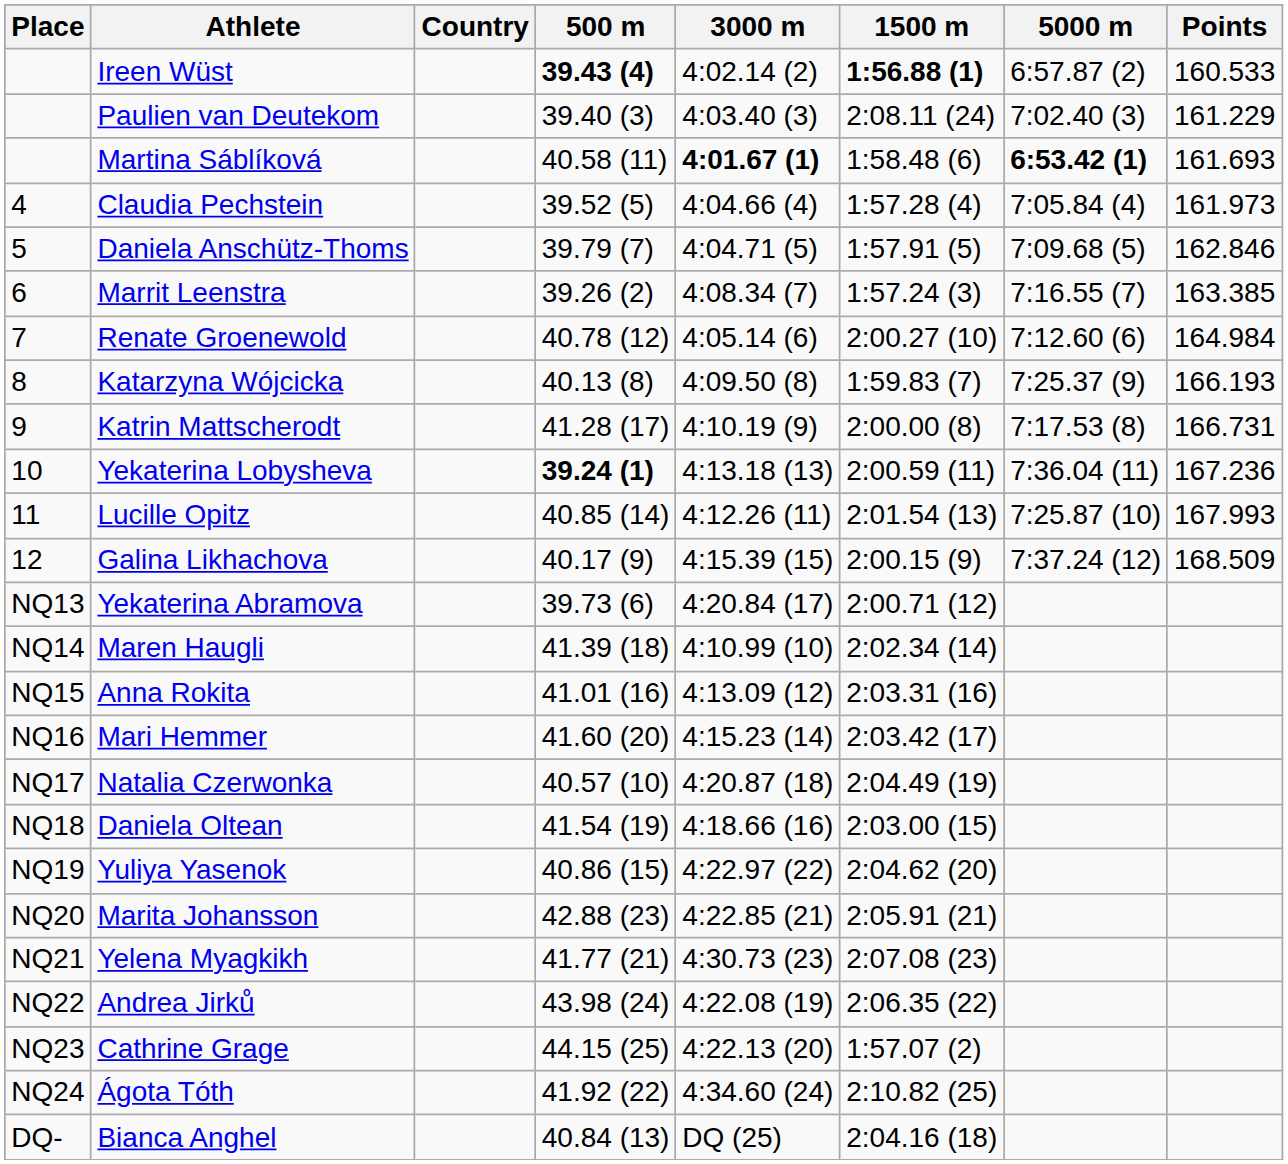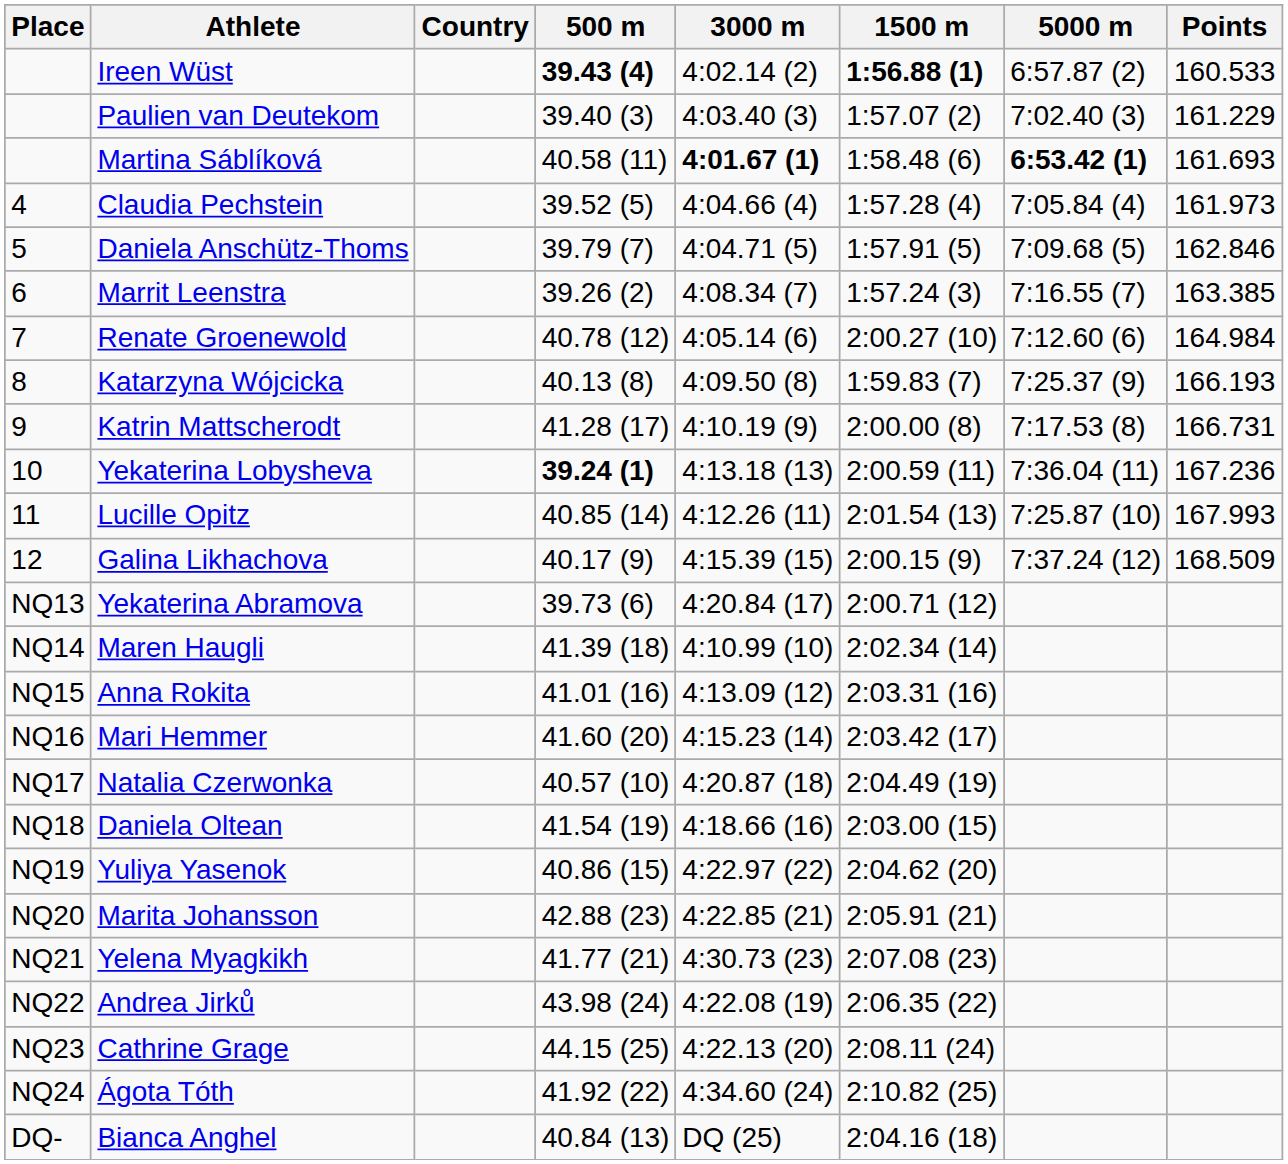(921, 115) 2:08.11 (24) -> (914, 115) 1:57.07 (2)
(914, 1048) 1:57.07 (2) -> (921, 1048) 2:08.11 (24)
